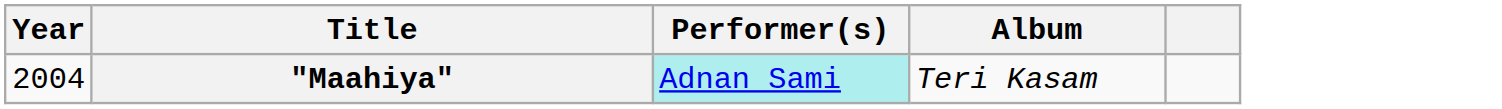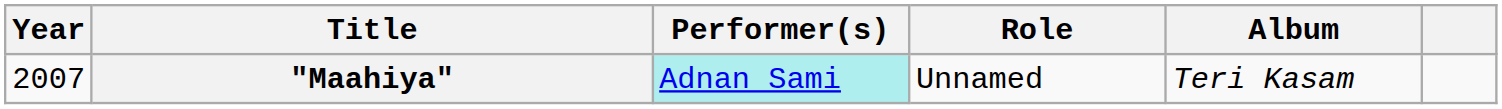+ column: (1037, 30)
(49, 79) 2004 -> (49, 79) 2007
